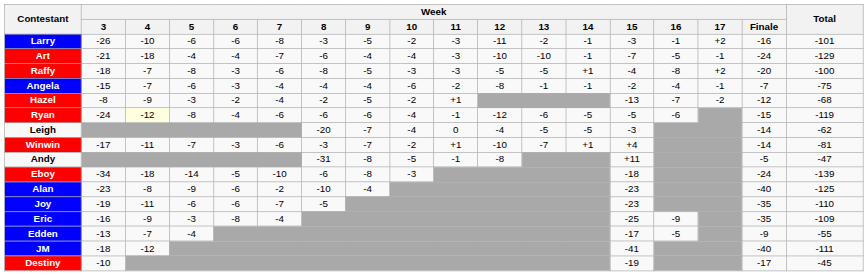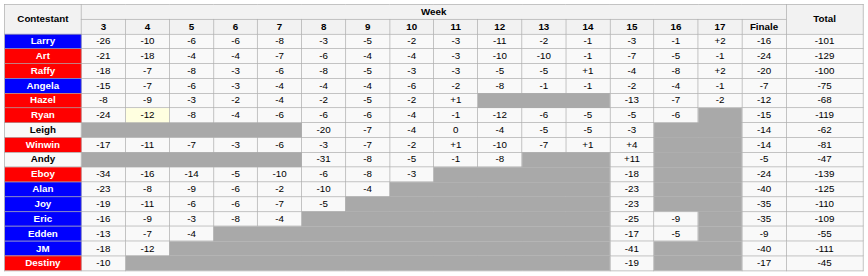(147, 174) -18 -> (147, 174) -16
